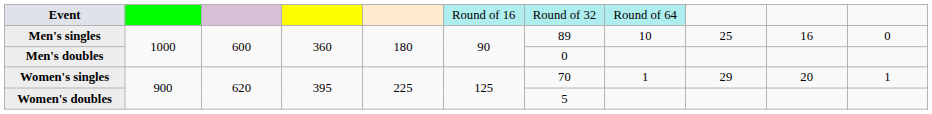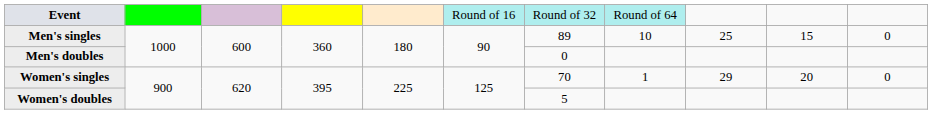(807, 36) 16 -> (807, 36) 15
(887, 78) 1 -> (887, 78) 0
